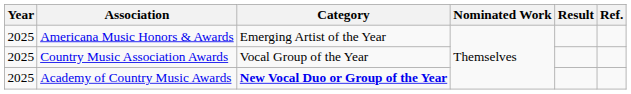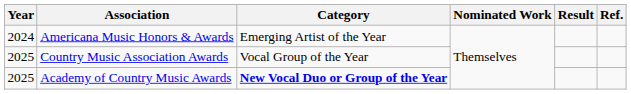(21, 36) 2025 -> (21, 36) 2024
